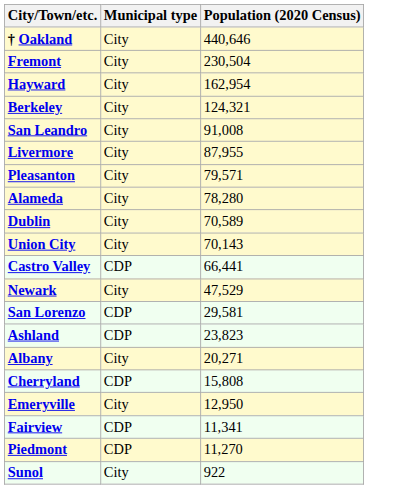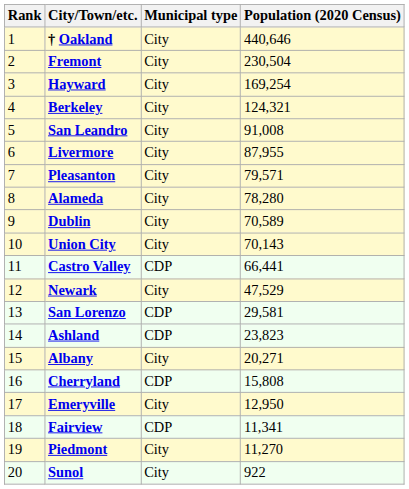+ column: (25, 15)
(227, 84) 162,954 -> (267, 84) 169,254
(118, 449) CDP -> (157, 449) City
